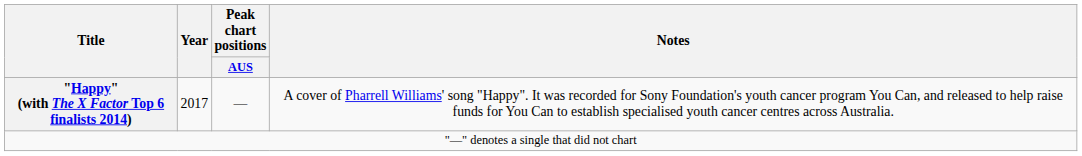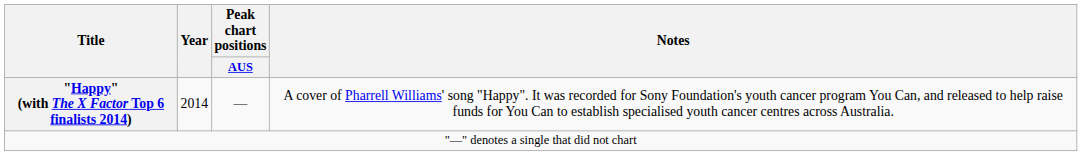(194, 104) 2017 -> (194, 104) 2014
